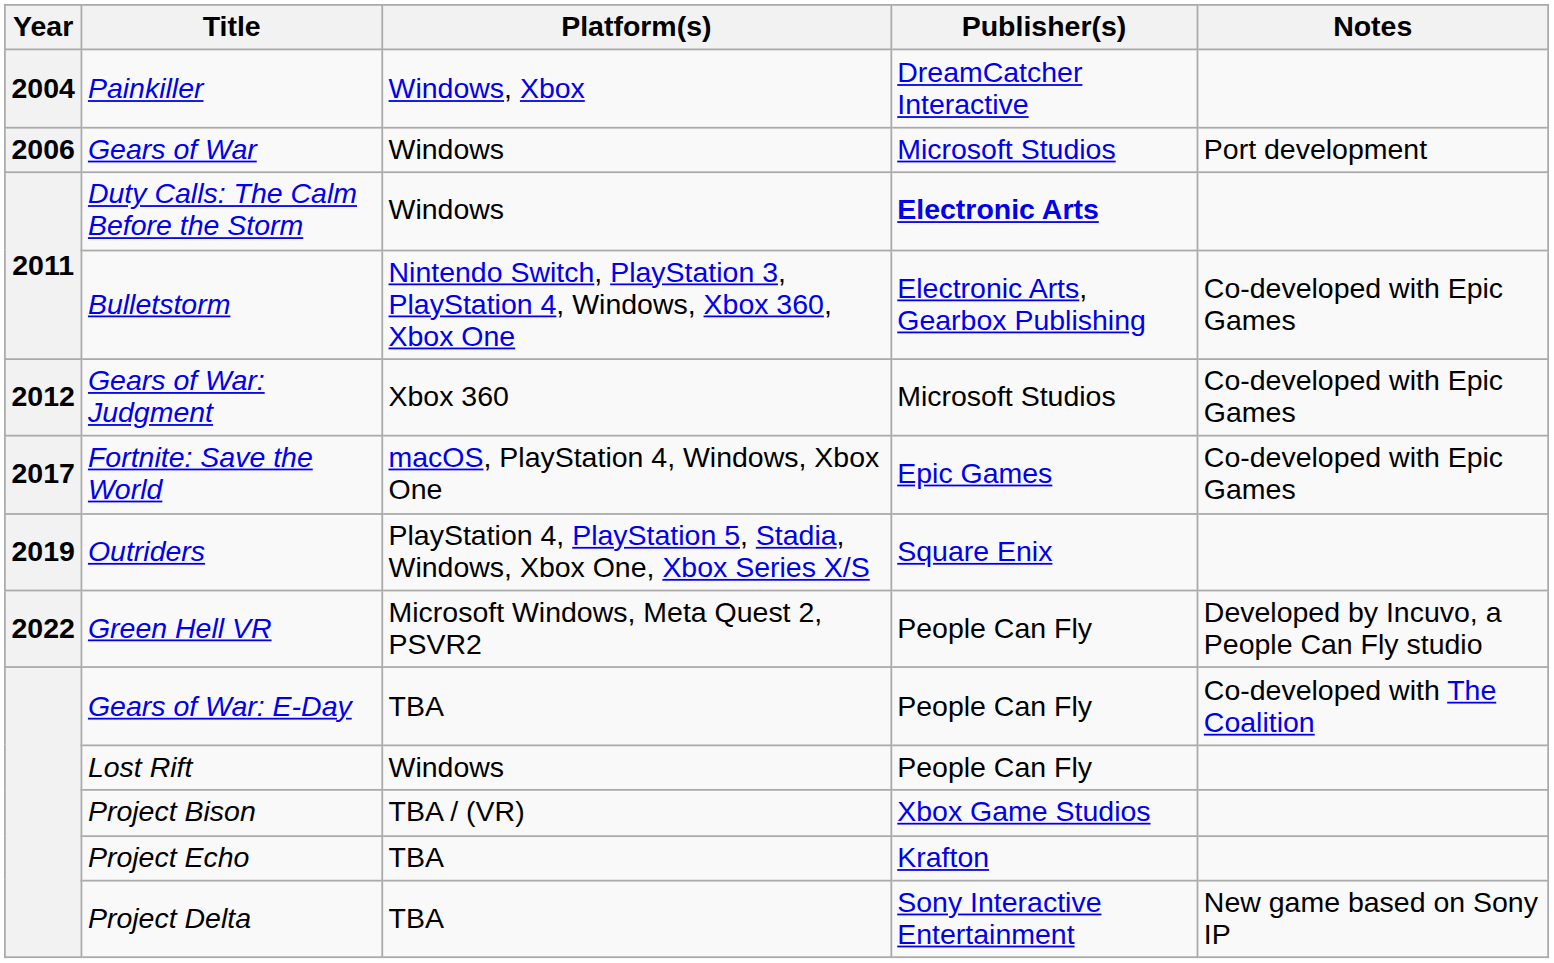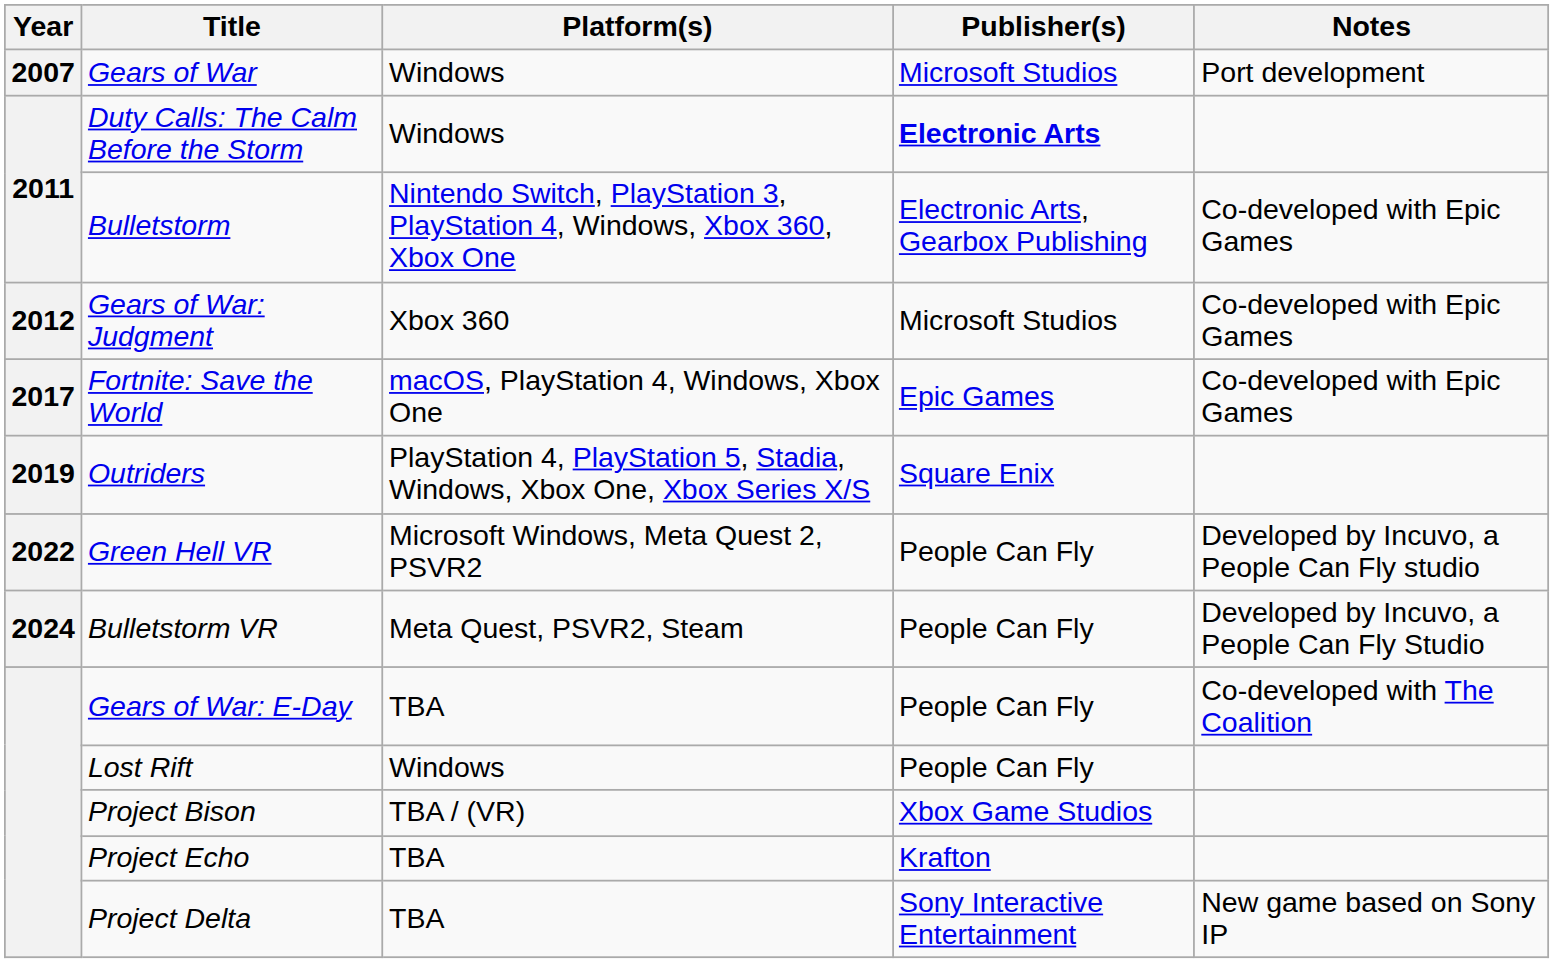- row: (146, 88)
(43, 149) 2006 -> (43, 72) 2007
+ row: (183, 628)
